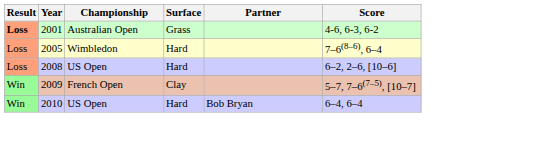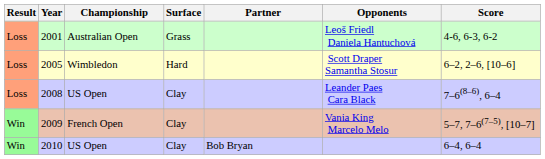+ column: (382, 13)
(17, 30) bold -> (17, 36) normal
(353, 48) 7–6(8–6), 6–4 -> (480, 65) 6–2, 2–6, [10–6]
(177, 66) Hard -> (176, 94) Clay
(361, 66) 6–2, 2–6, [10–6] -> (472, 94) 7–6(8–6), 6–4
(177, 103) Hard -> (176, 146) Clay
